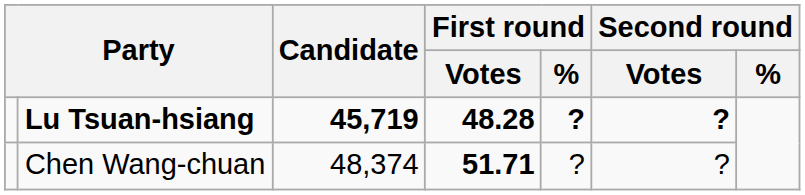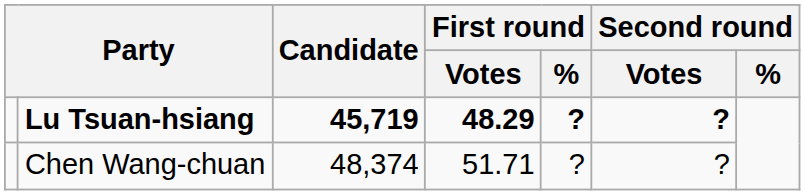(498, 119) 48.28 -> (498, 119) 48.29
(498, 165) bold -> (498, 165) normal
